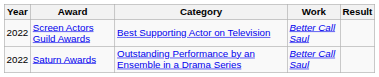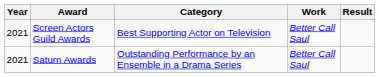(17, 33) 2022 -> (17, 33) 2021
(17, 59) 2022 -> (17, 59) 2021
